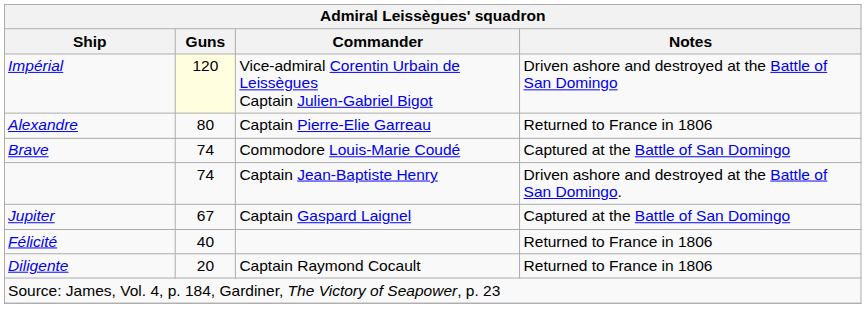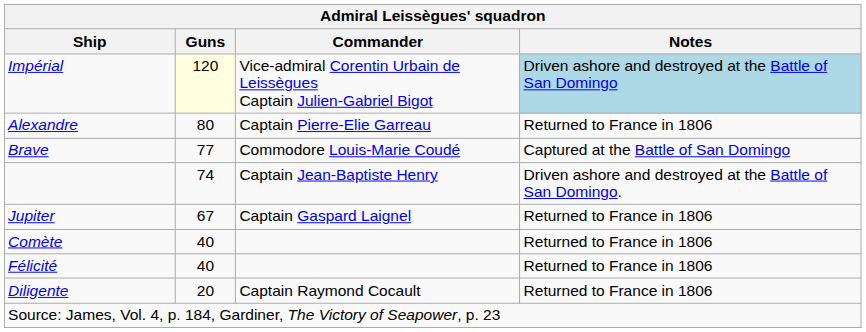(675, 74) no background -> (675, 74) lightblue background
(205, 150) 74 -> (205, 150) 77
(657, 216) Captured at the Battle of San Domingo -> (618, 216) Returned to France in 1806
+ row: (35, 241)
